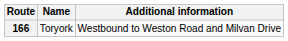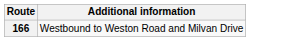- column: (56, 12)
